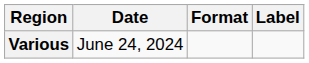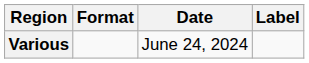columns swapped: (130, 17) <-> (220, 17)
